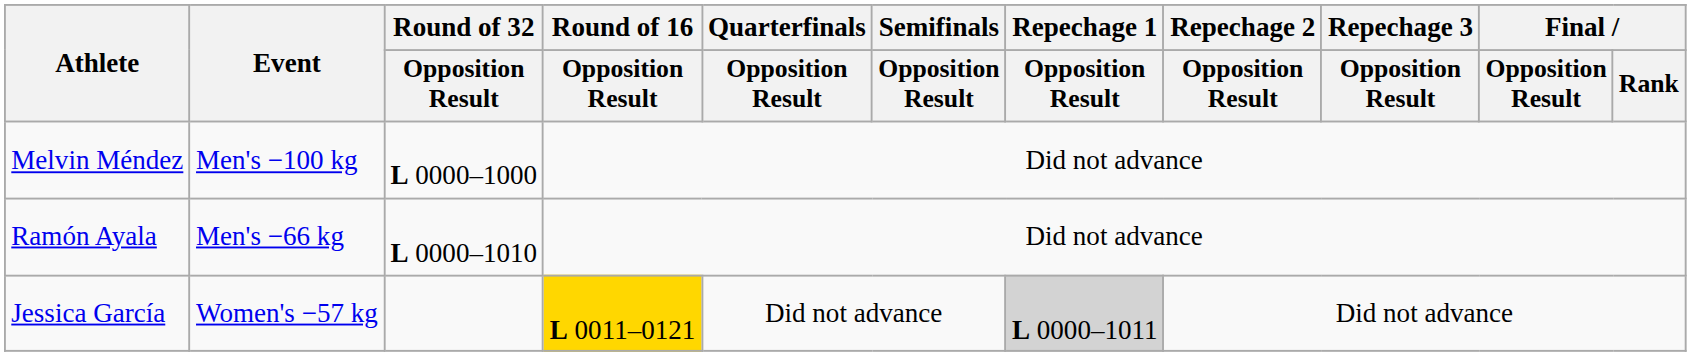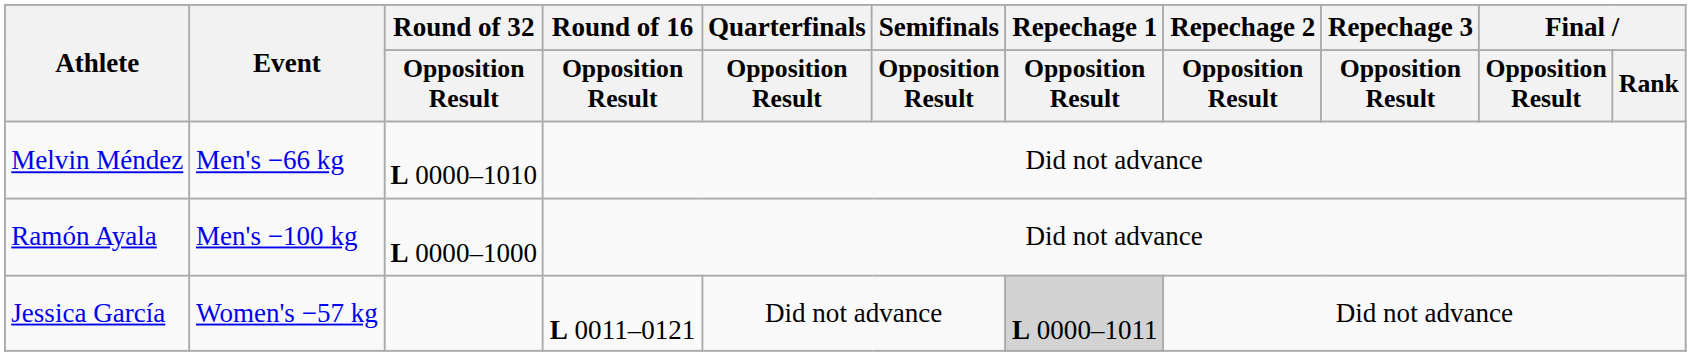(277, 160) Men's −100 kg -> (270, 160) Men's −66 kg
(464, 176) L 0000–1000 -> (464, 176) L 0000–1010
(270, 236) Men's −66 kg -> (277, 236) Men's −100 kg
(464, 252) L 0000–1010 -> (464, 252) L 0000–1000
(623, 329) gold background -> (623, 329) no background
